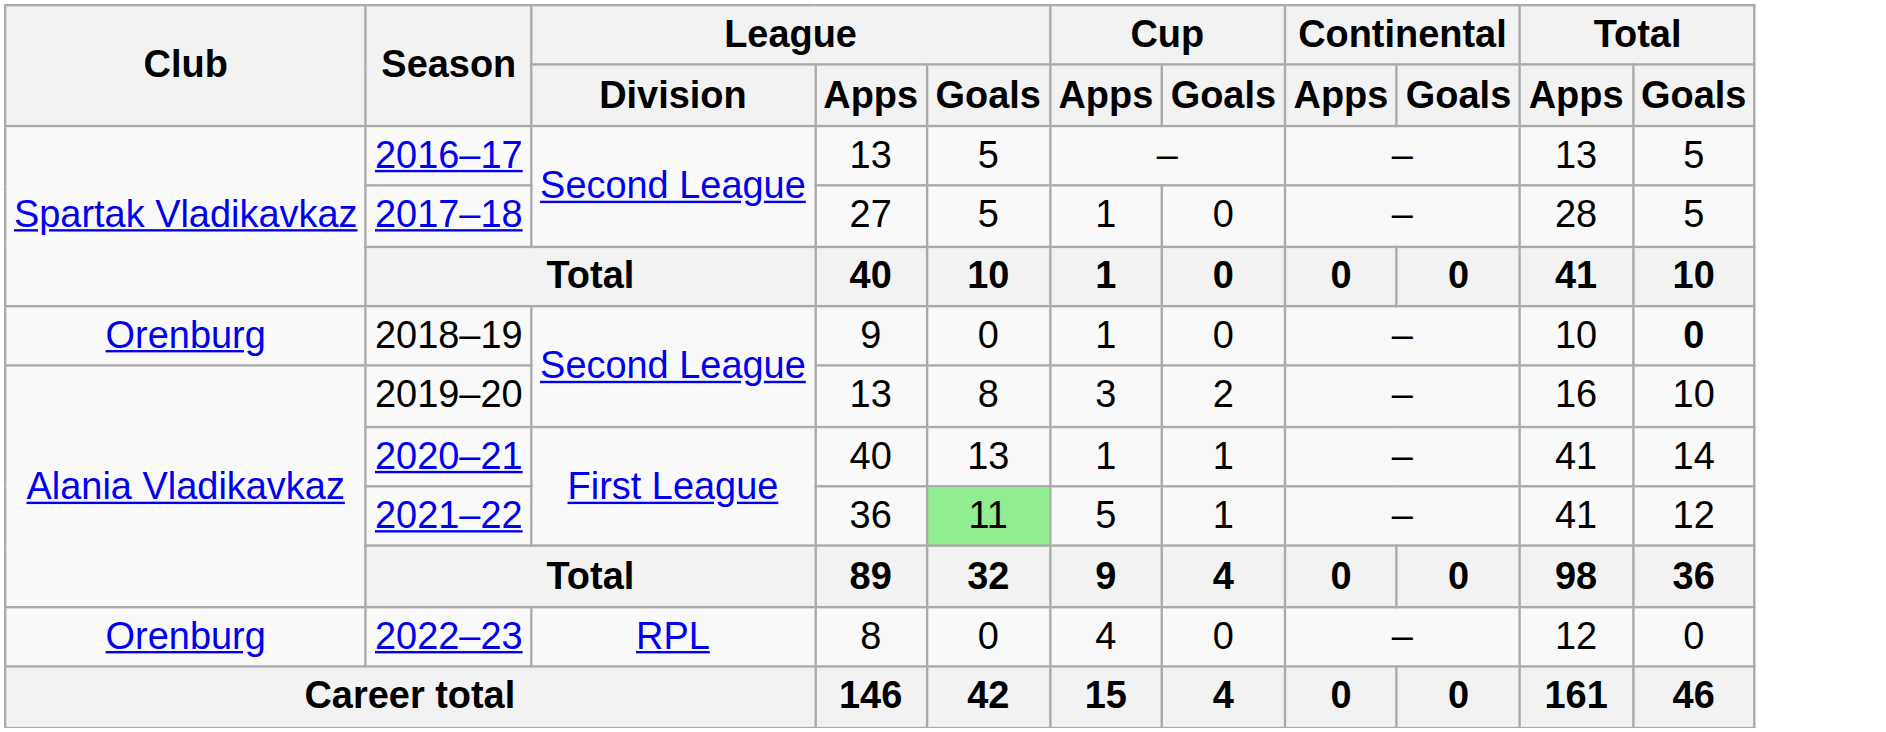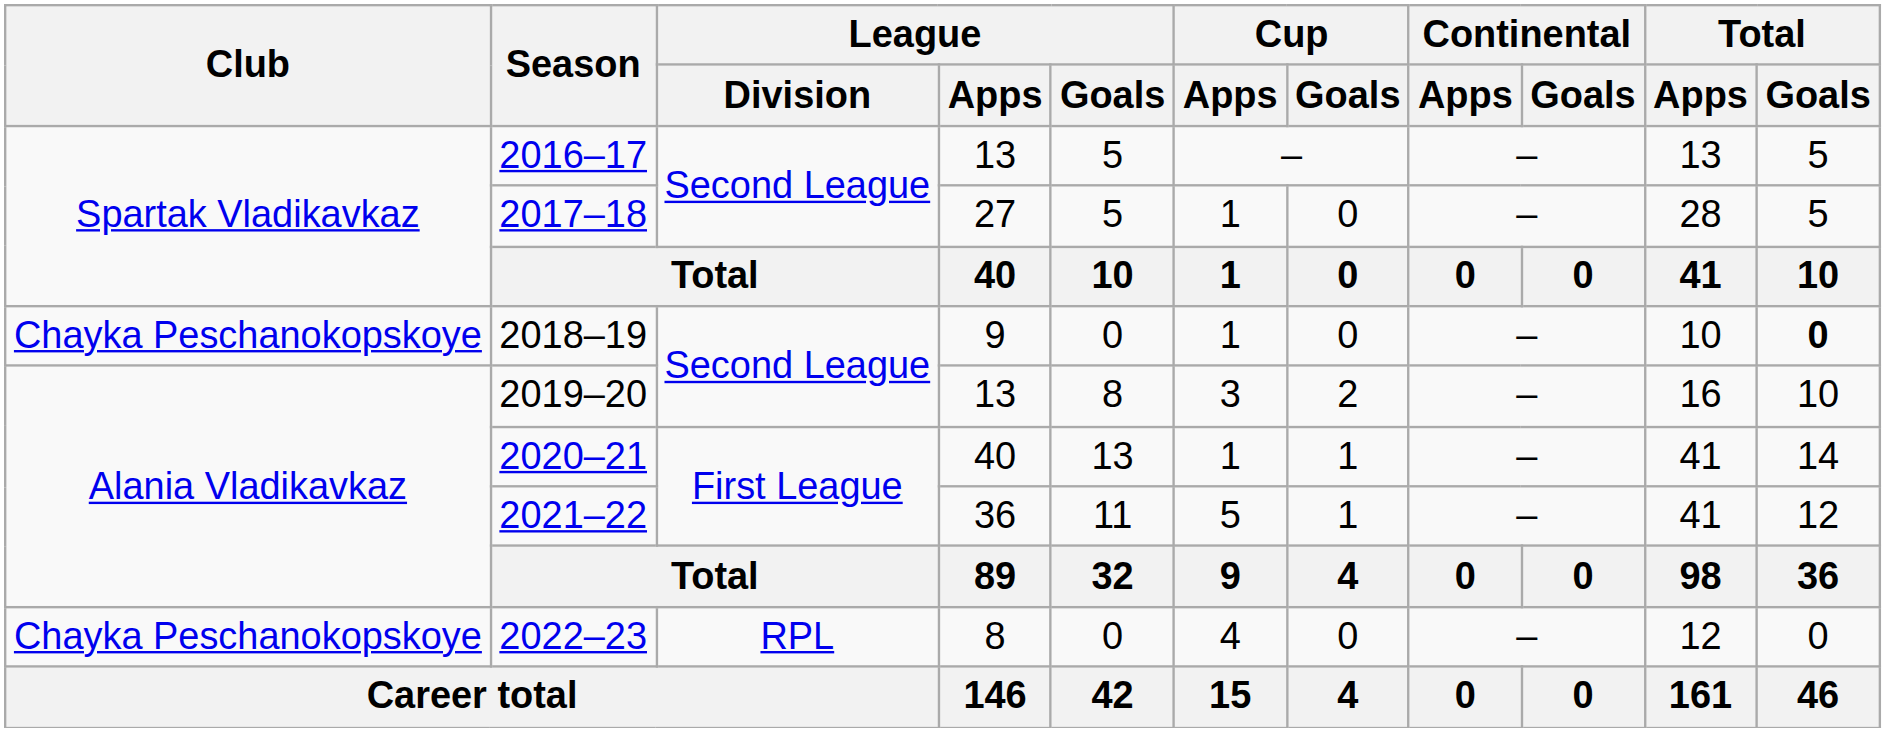(186, 335) Orenburg -> (248, 335) Chayka Peschanokopskoye
(988, 515) lightgreen background -> (1113, 515) no background
(186, 635) Orenburg -> (248, 635) Chayka Peschanokopskoye
